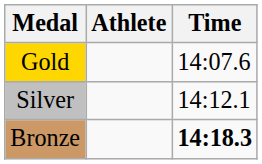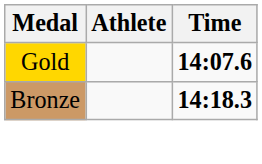(214, 61) normal -> (215, 61) bold
- row: (45, 100)
